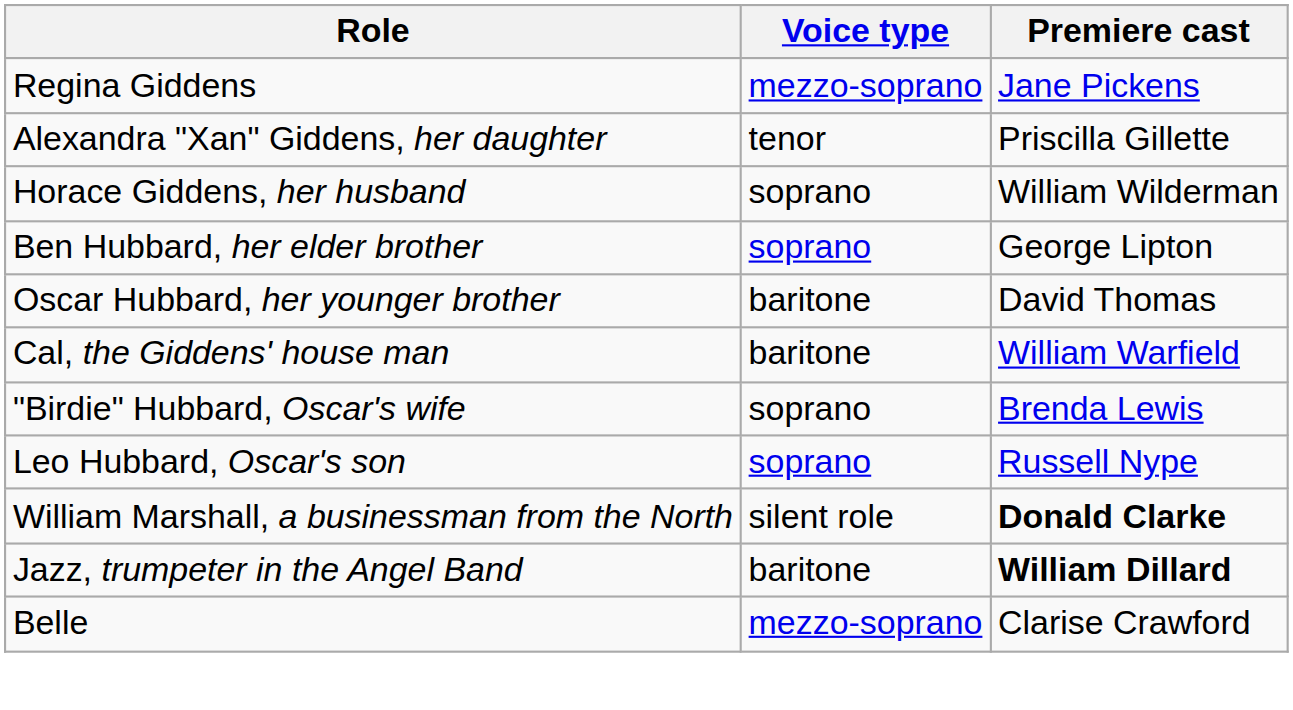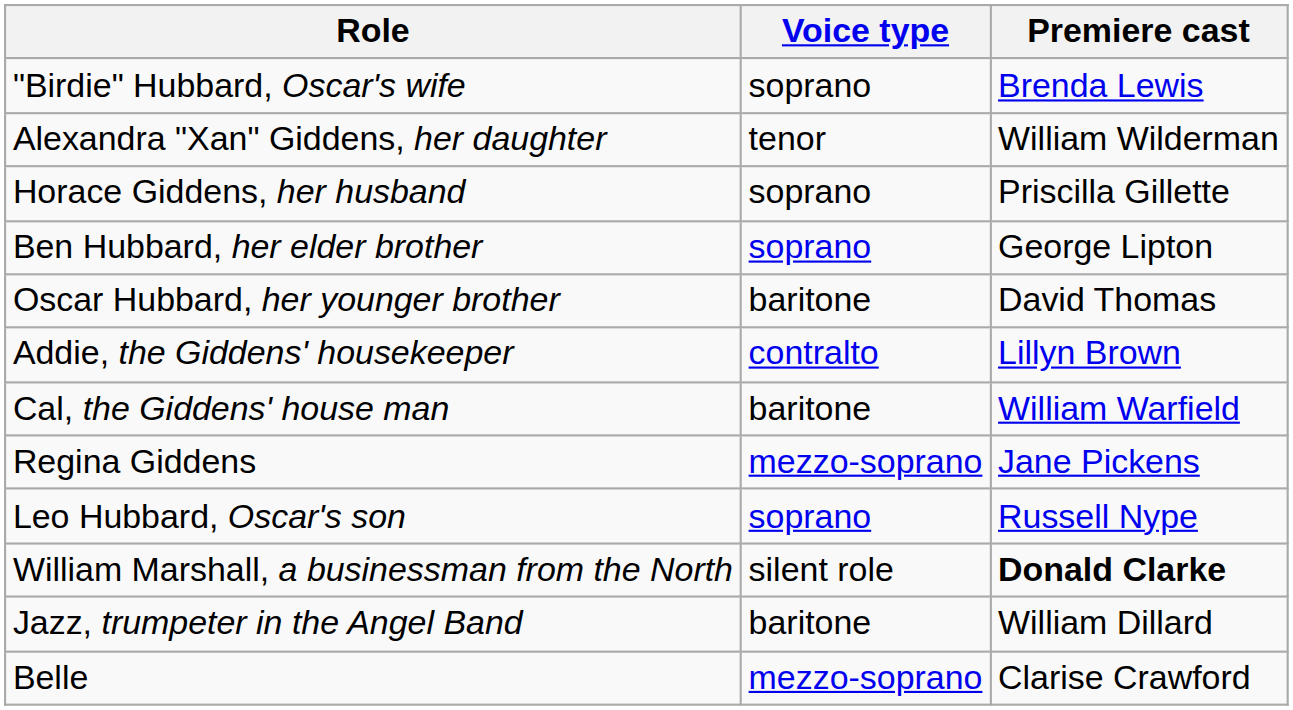rows swapped: (135, 85) <-> (239, 407)
(1114, 138) Priscilla Gillette -> (1138, 138) William Wilderman
(1138, 192) William Wilderman -> (1114, 192) Priscilla Gillette
+ row: (263, 354)
(1115, 569) bold -> (1105, 623) normal
